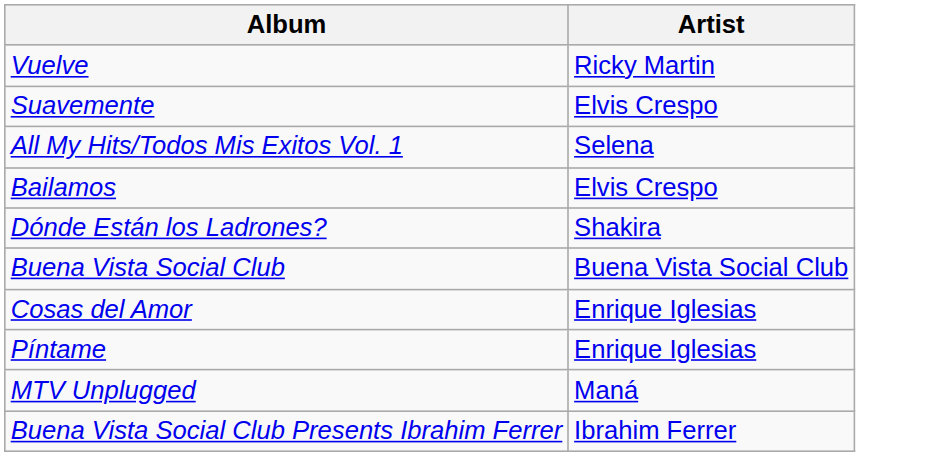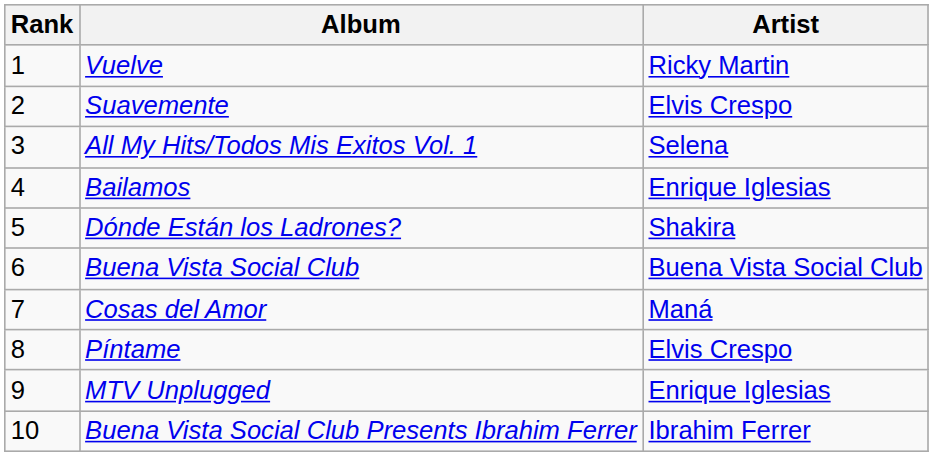+ column: (42, 24)
(646, 187) Elvis Crespo -> (740, 187) Enrique Iglesias
(665, 308) Enrique Iglesias -> (681, 308) Maná
(665, 349) Enrique Iglesias -> (720, 349) Elvis Crespo
(606, 390) Maná -> (740, 390) Enrique Iglesias
